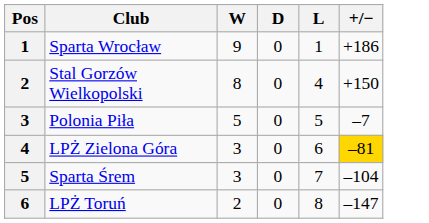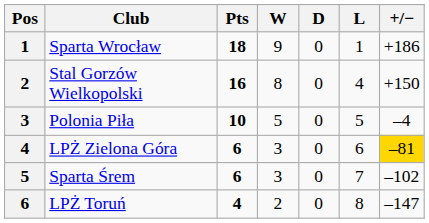+ column: (237, 18)
(361, 120) –7 -> (402, 120) –4
(361, 176) –104 -> (402, 176) –102
